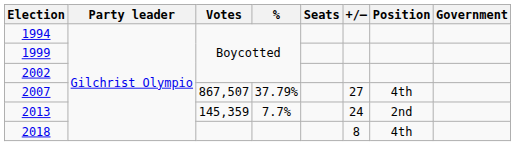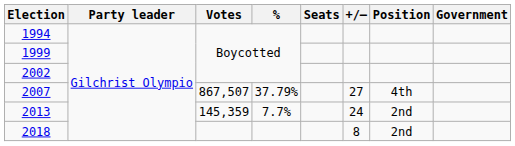(402, 131) 4th -> (402, 131) 2nd
